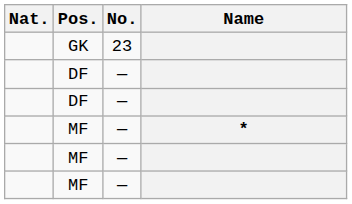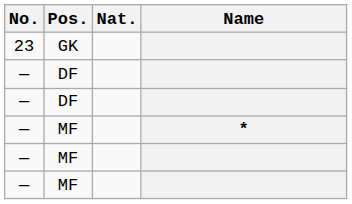columns swapped: (122, 19) <-> (29, 19)
